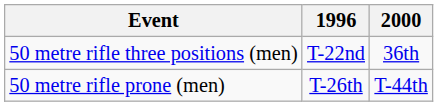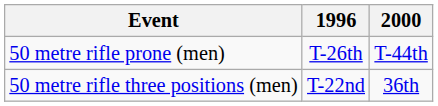rows swapped: (153, 52) <-> (117, 85)
